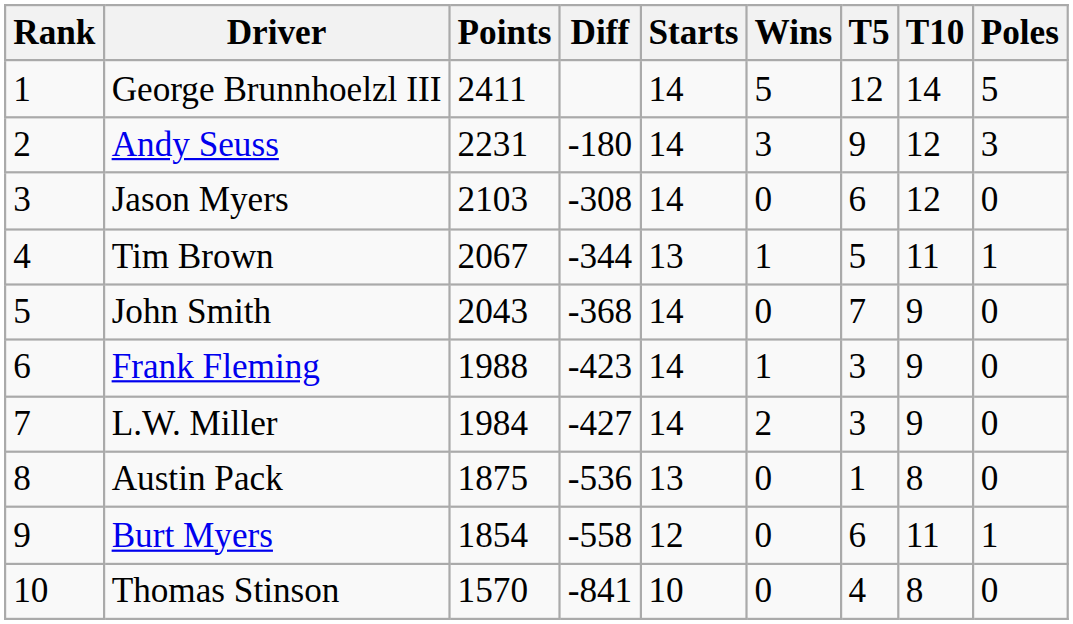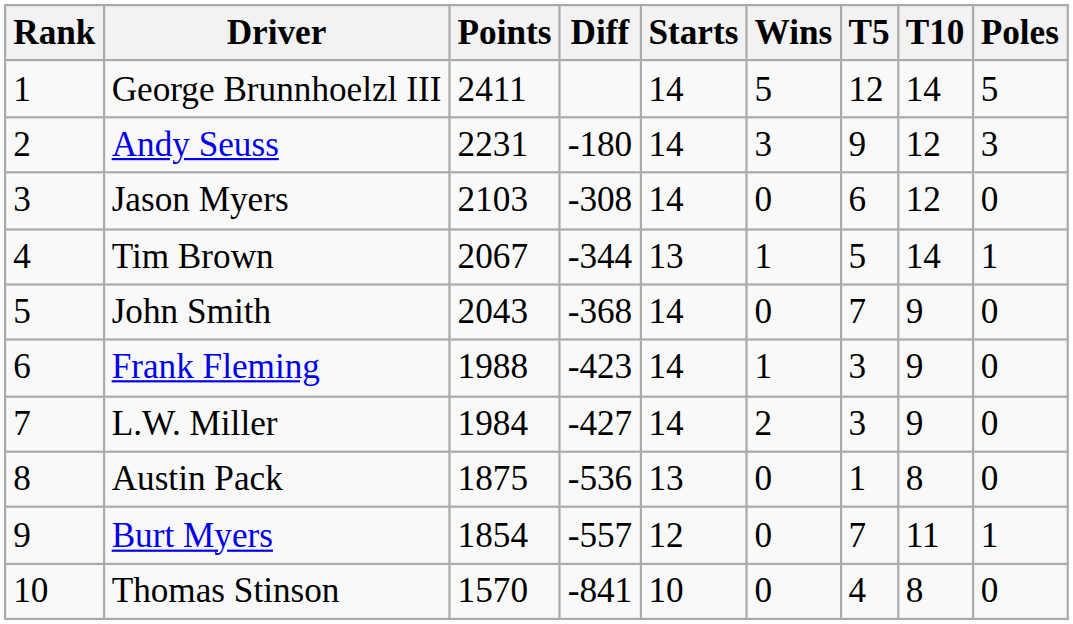(923, 255) 11 -> (923, 255) 14
(600, 534) -558 -> (600, 534) -557
(857, 534) 6 -> (857, 534) 7
